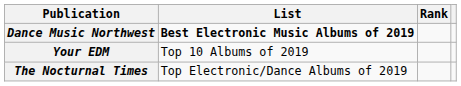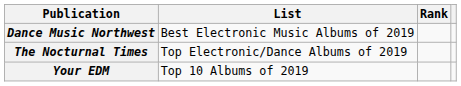(288, 33) bold -> (288, 33) normal
rows swapped: (81, 71) <-> (81, 52)
